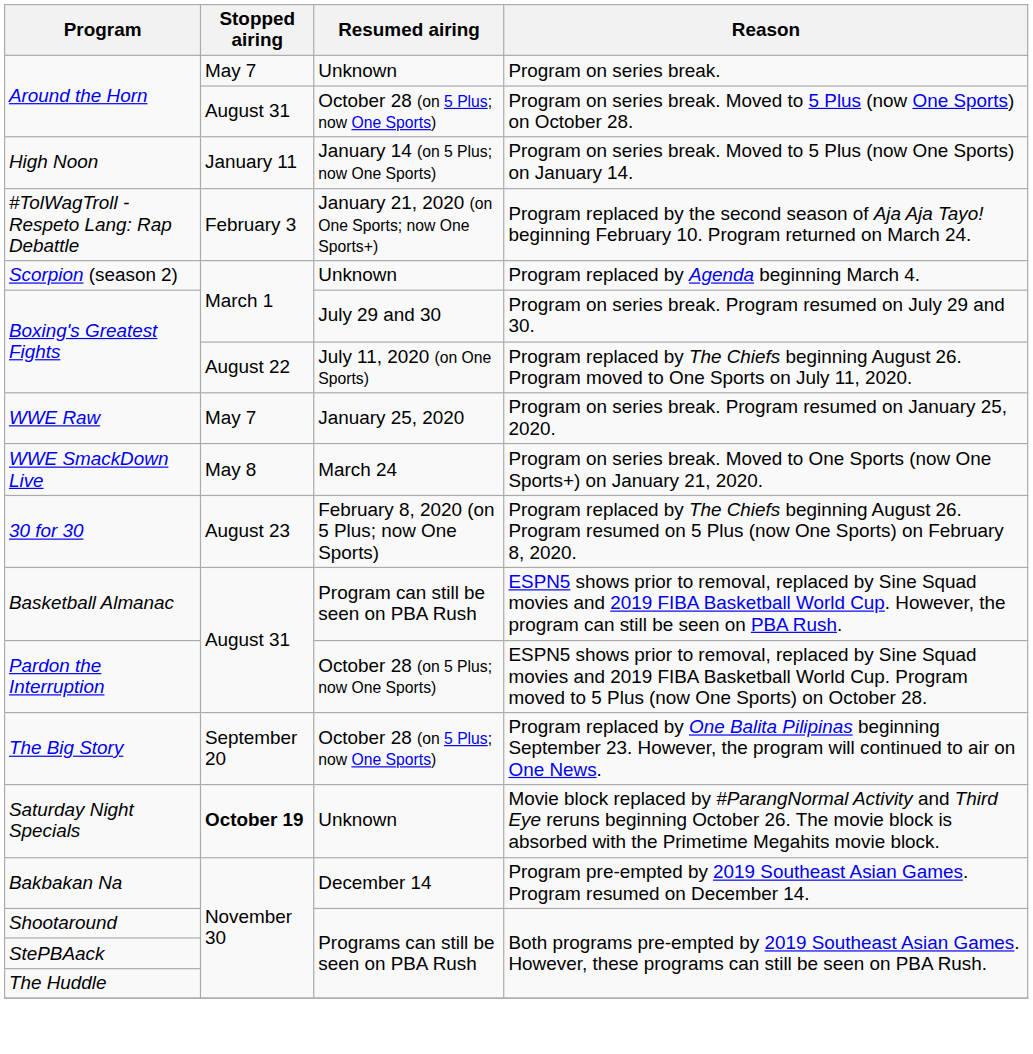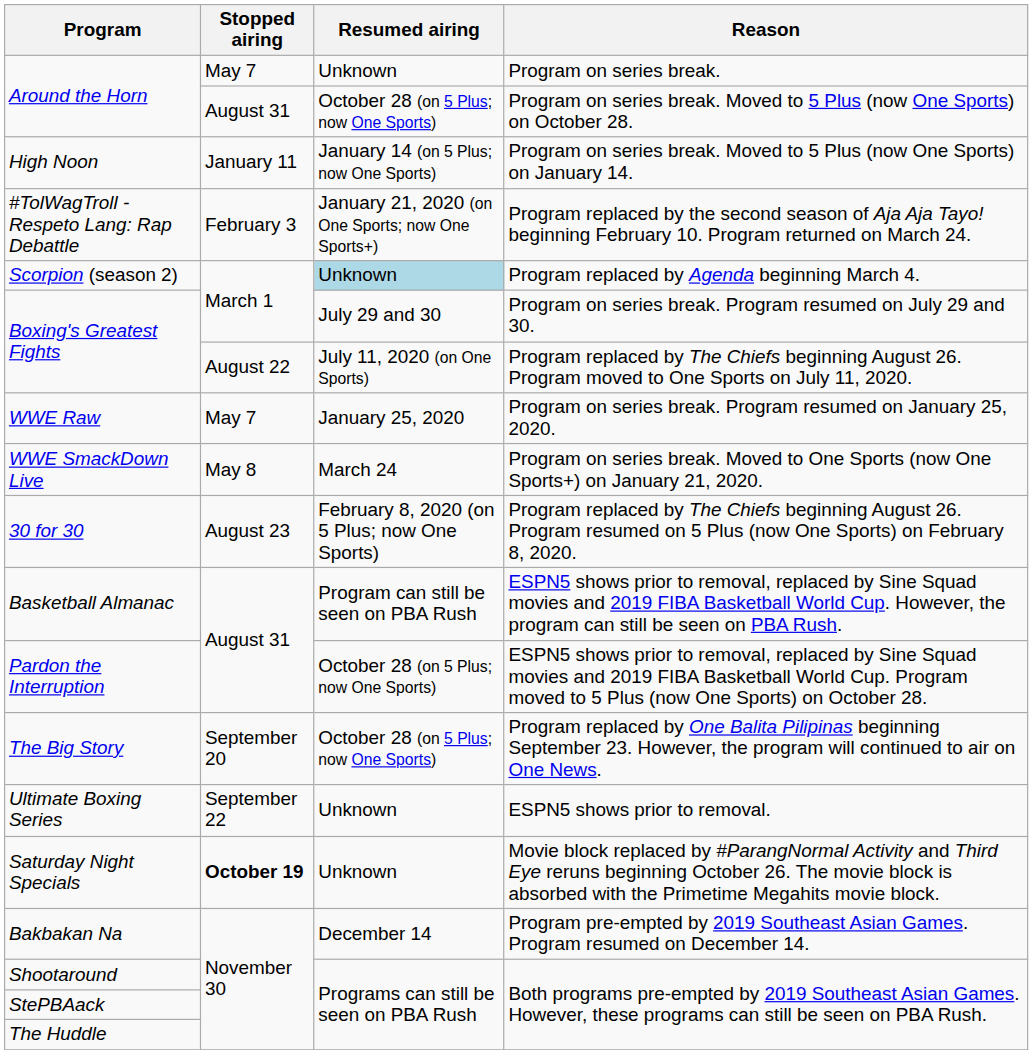(358, 275) no background -> (358, 275) lightblue background
+ row: (75, 810)
